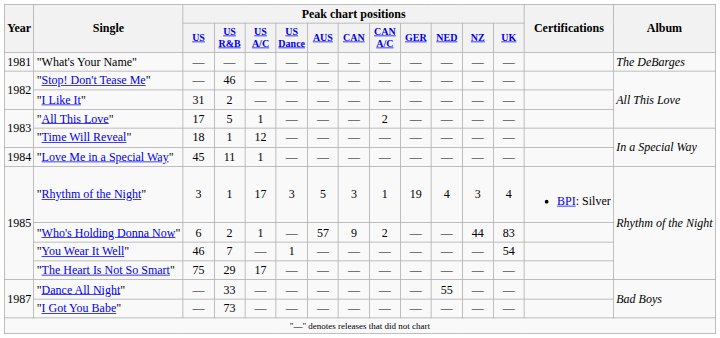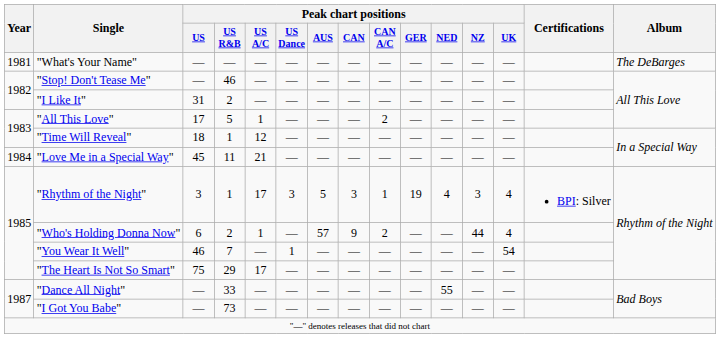(261, 156) 1 -> (261, 156) 21
(509, 232) 83 -> (509, 232) 4
